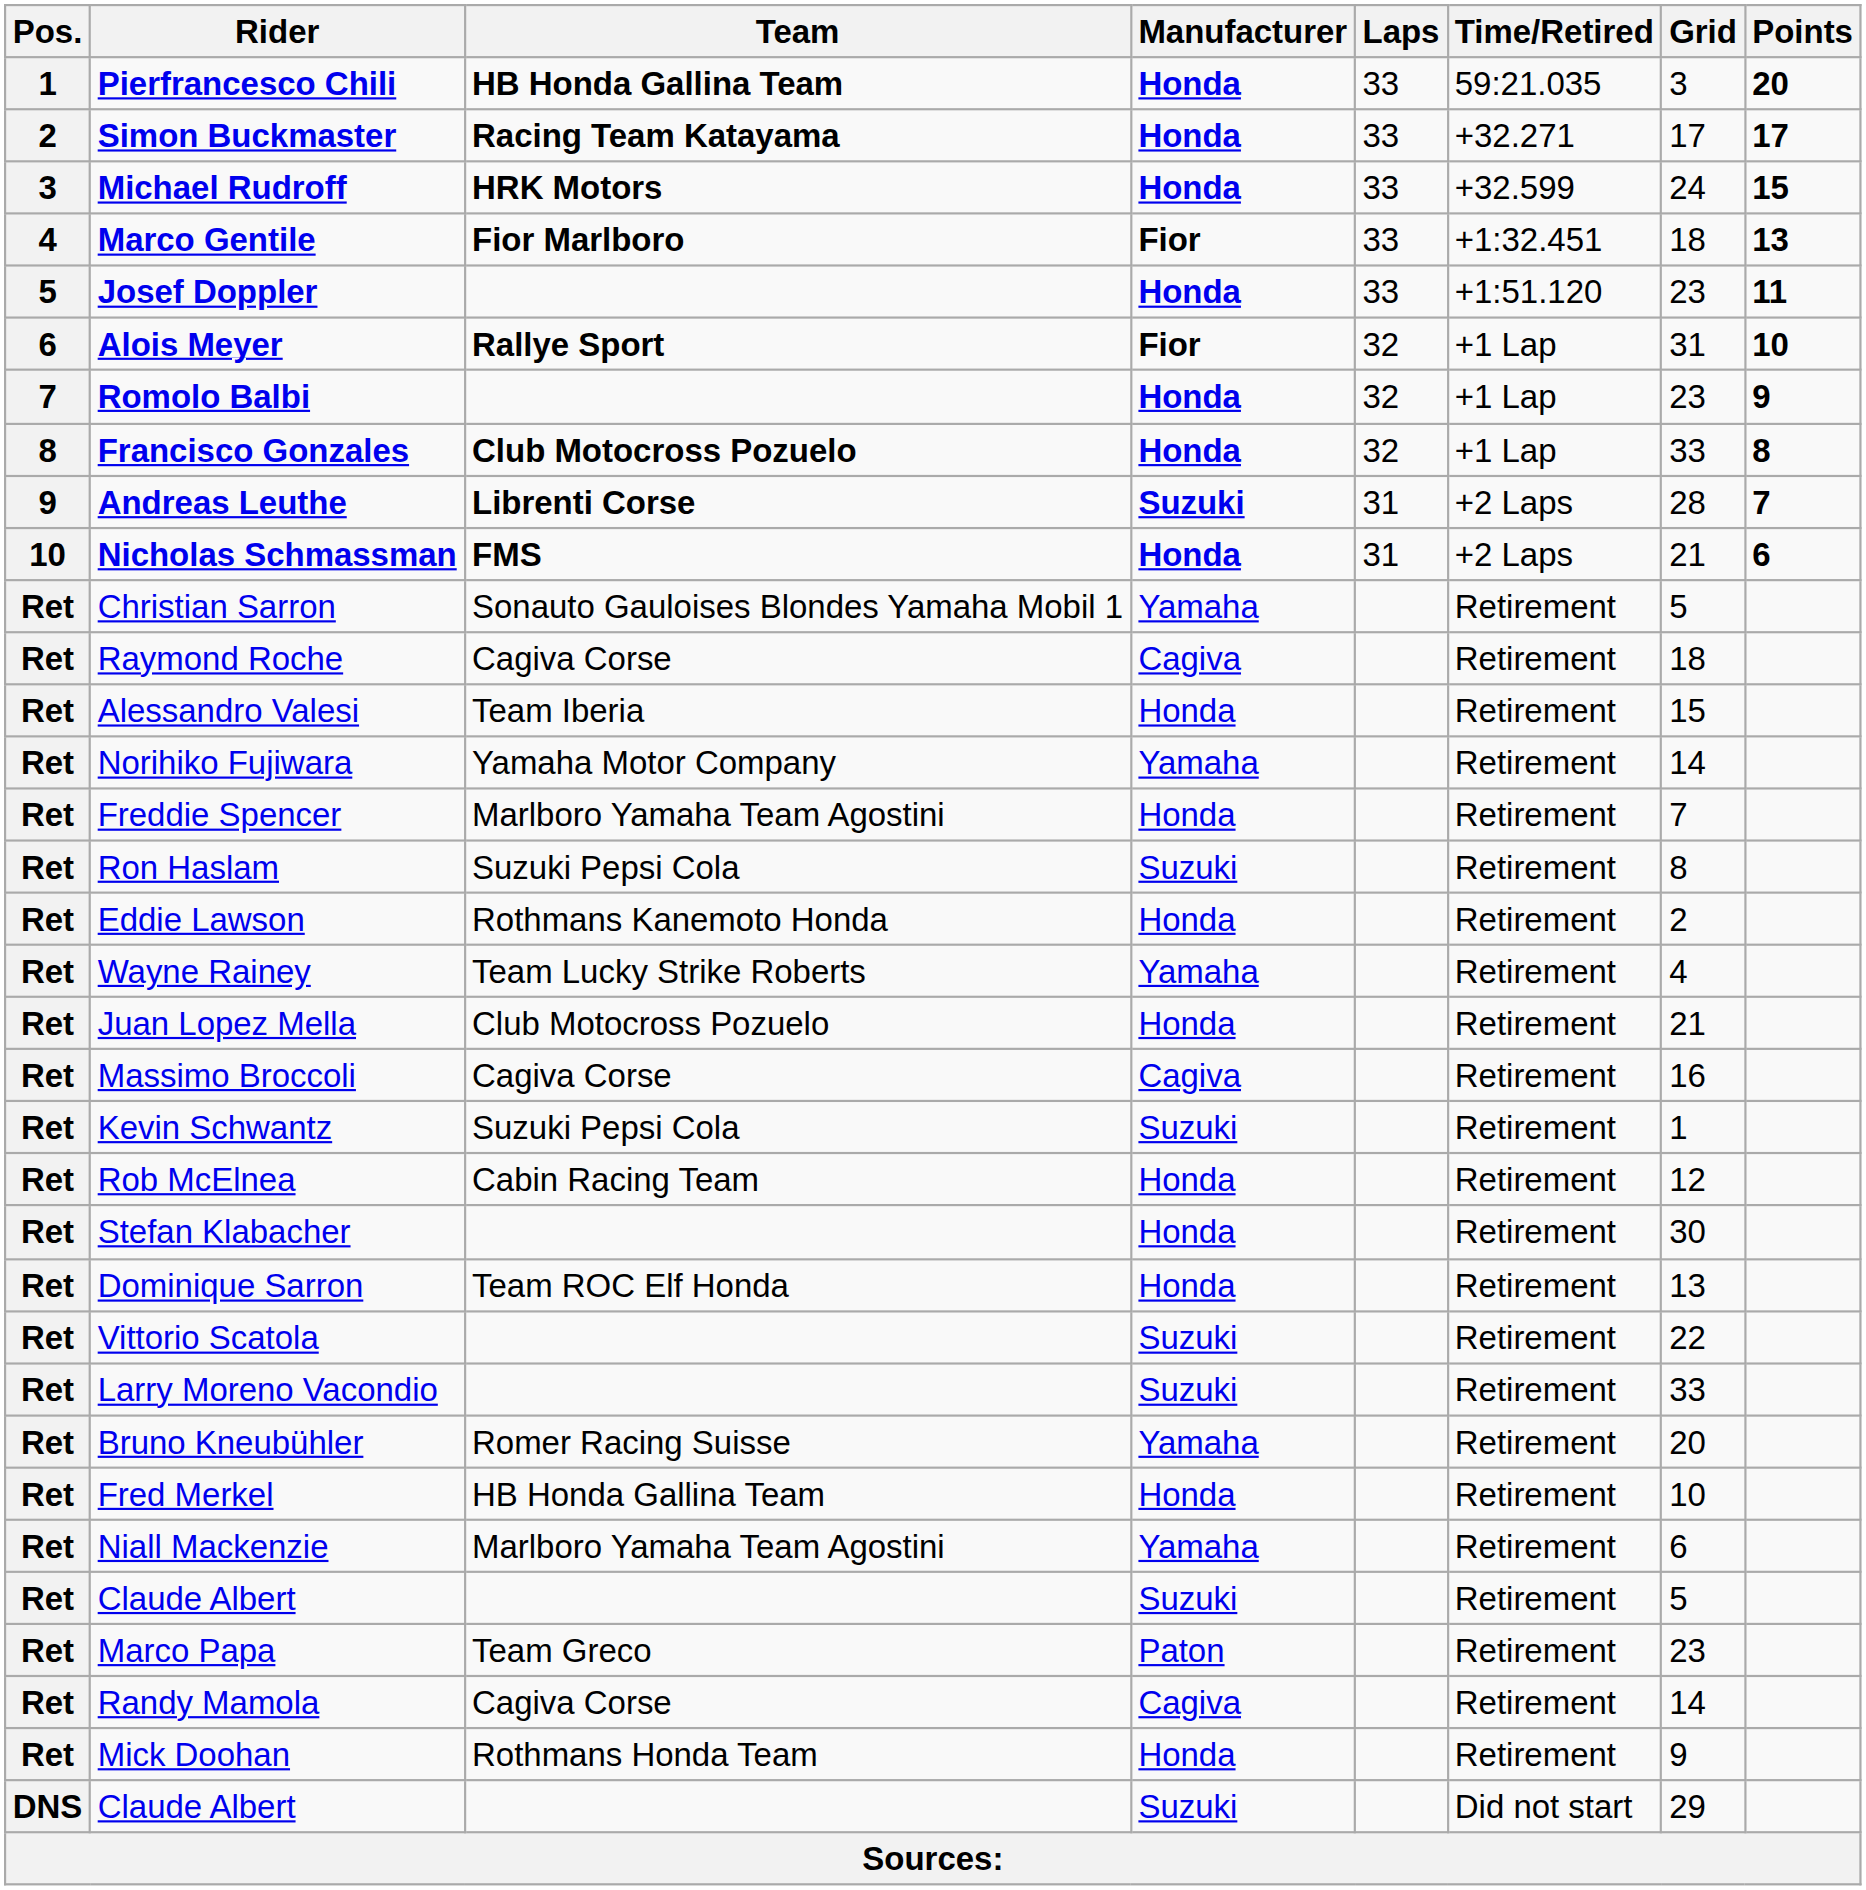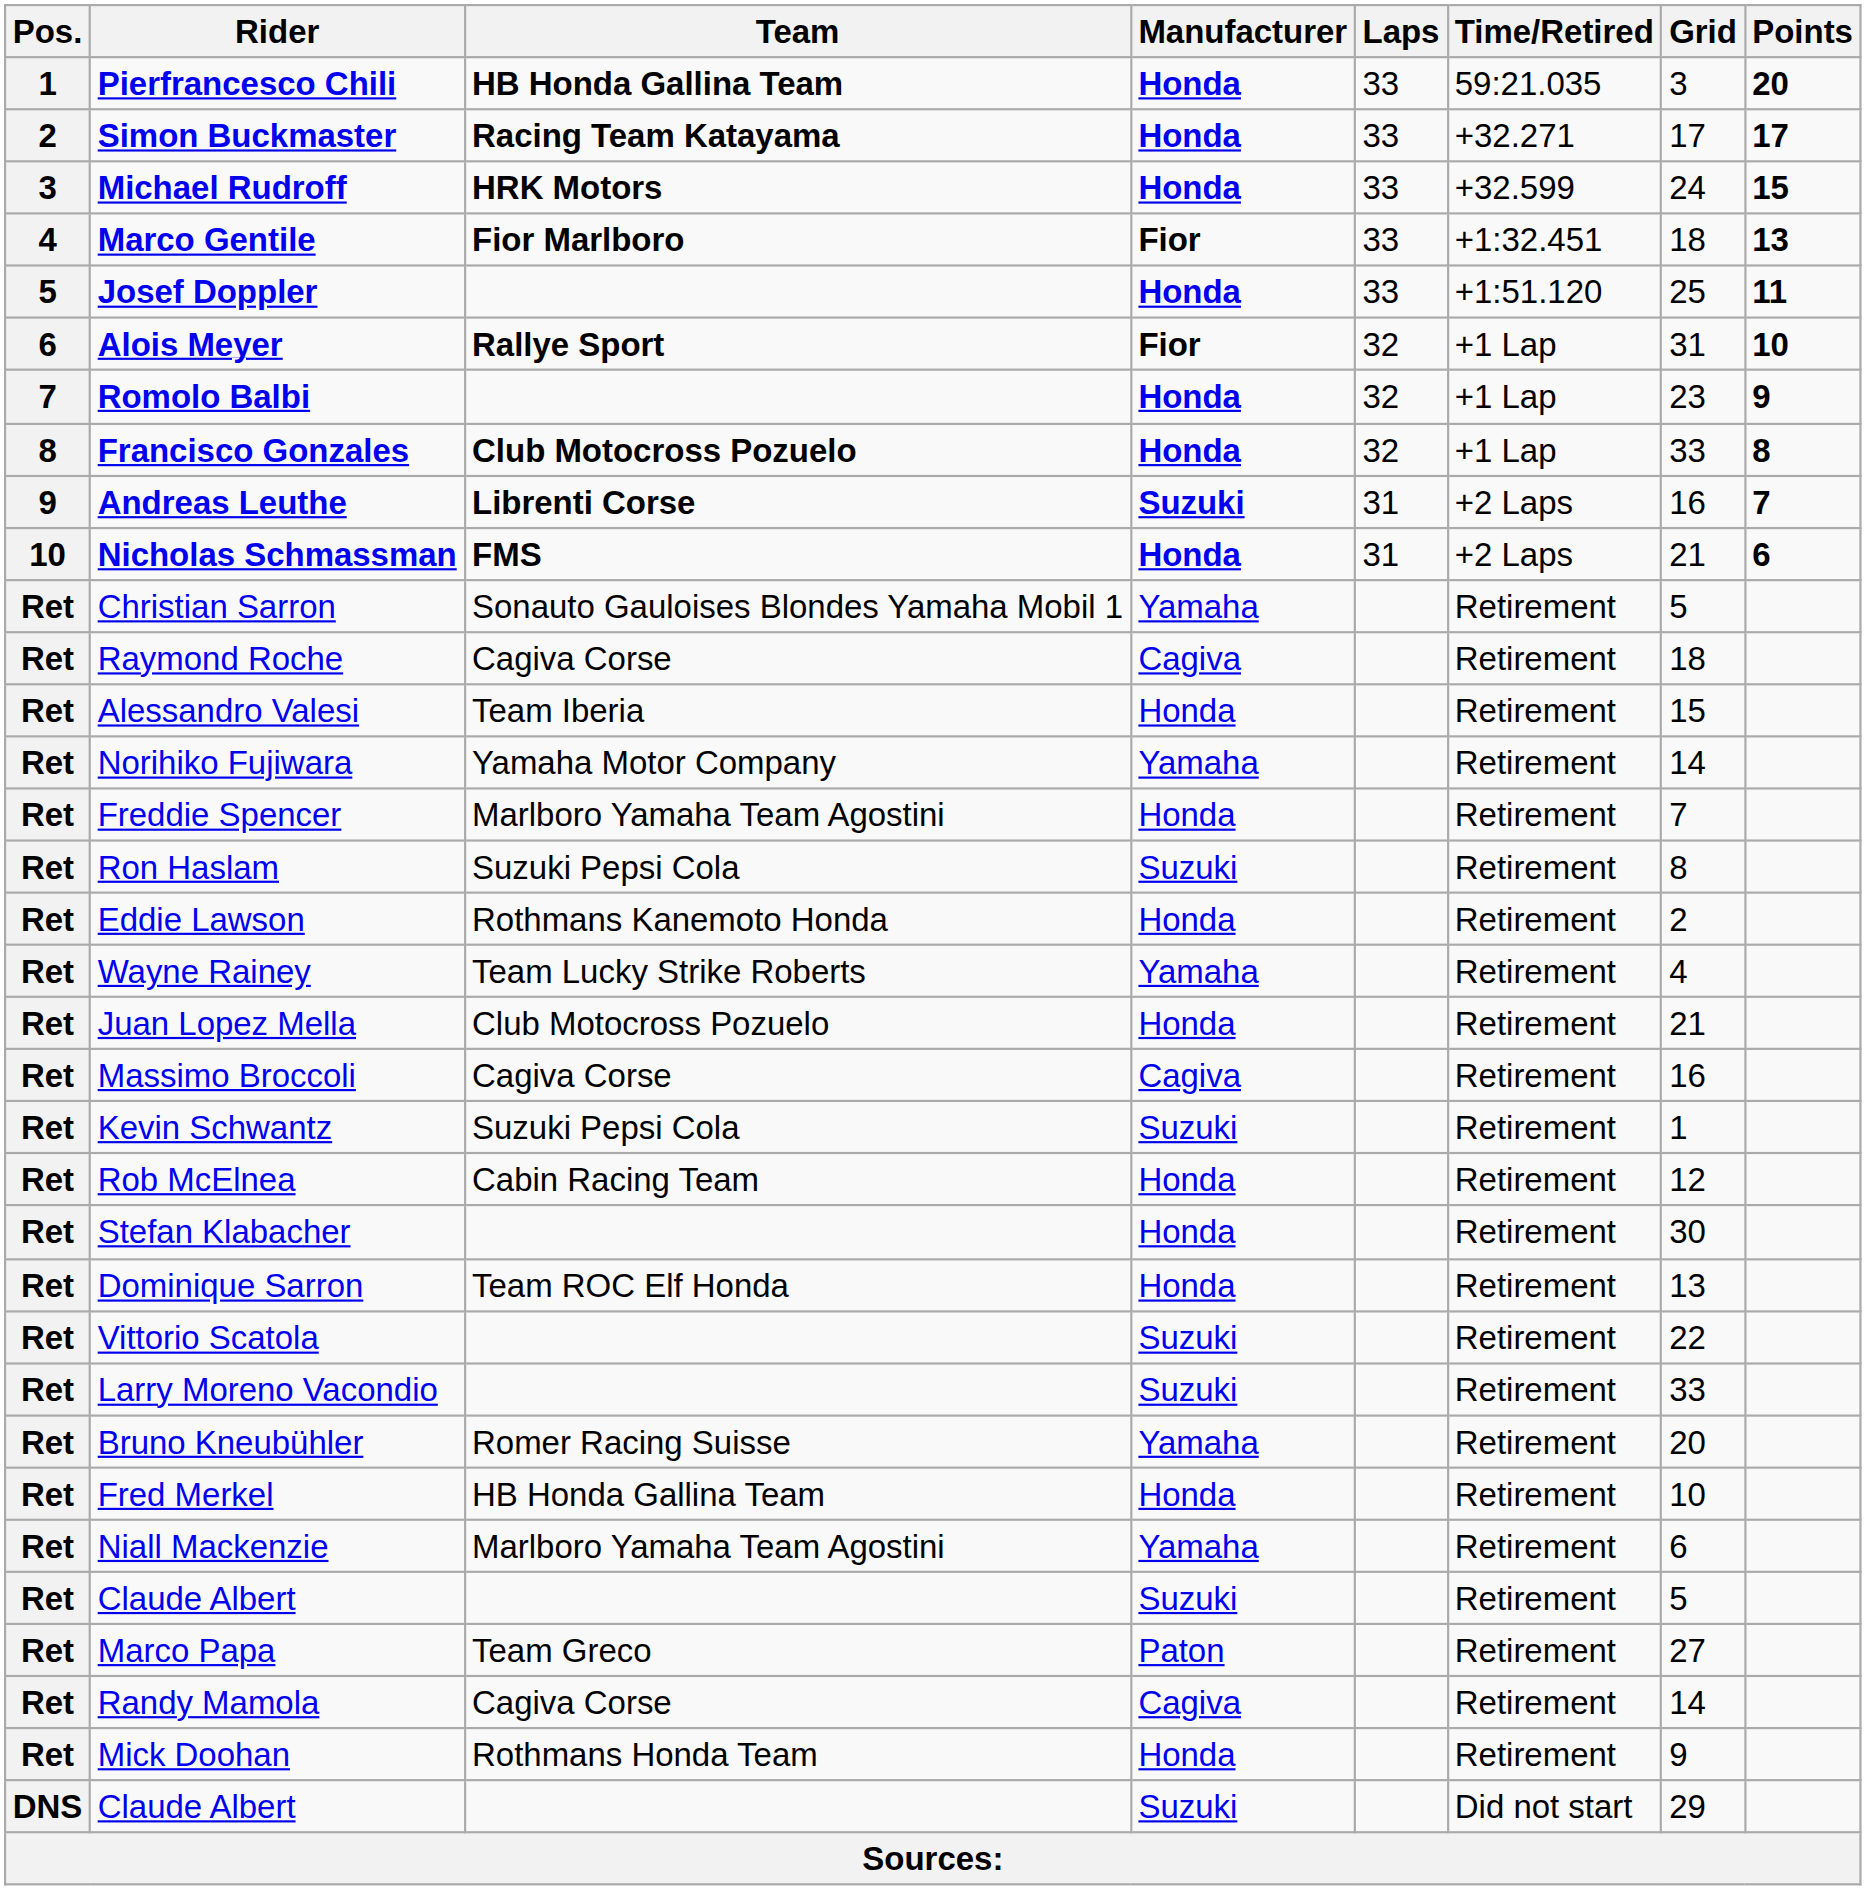(1687, 292) 23 -> (1687, 292) 25
(1687, 501) 28 -> (1687, 501) 16
(1687, 1650) 23 -> (1687, 1650) 27
